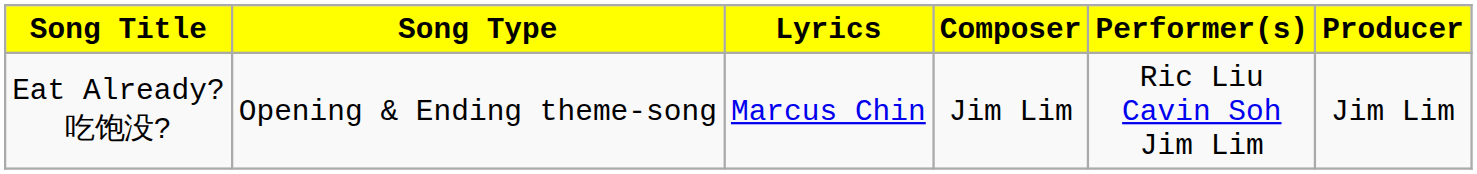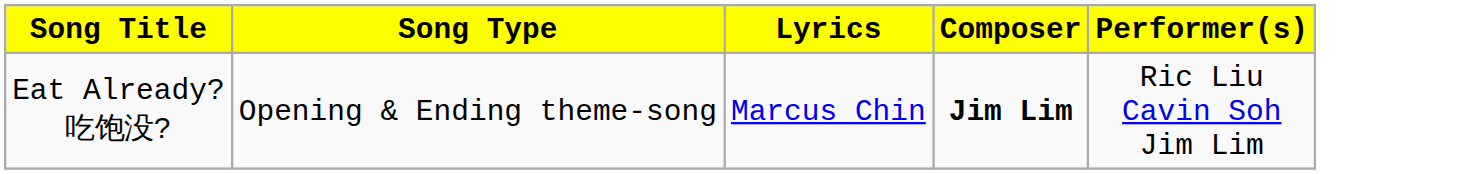- column: (1393, 29)
(1011, 111) normal -> (1011, 111) bold
